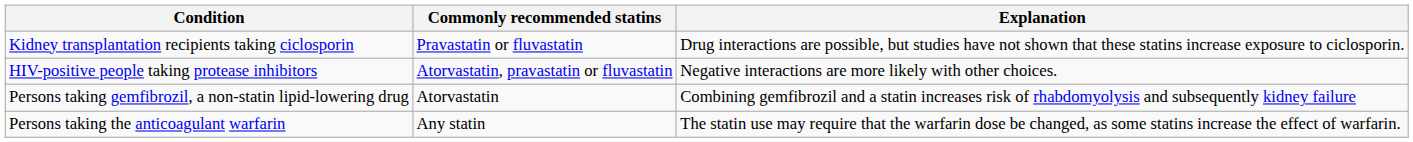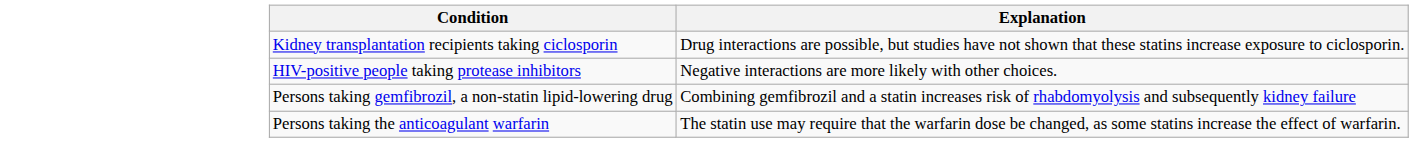- column: (545, 18)
